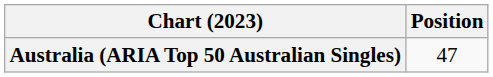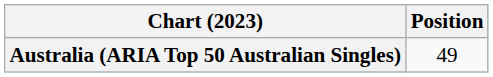(447, 54) 47 -> (447, 54) 49
